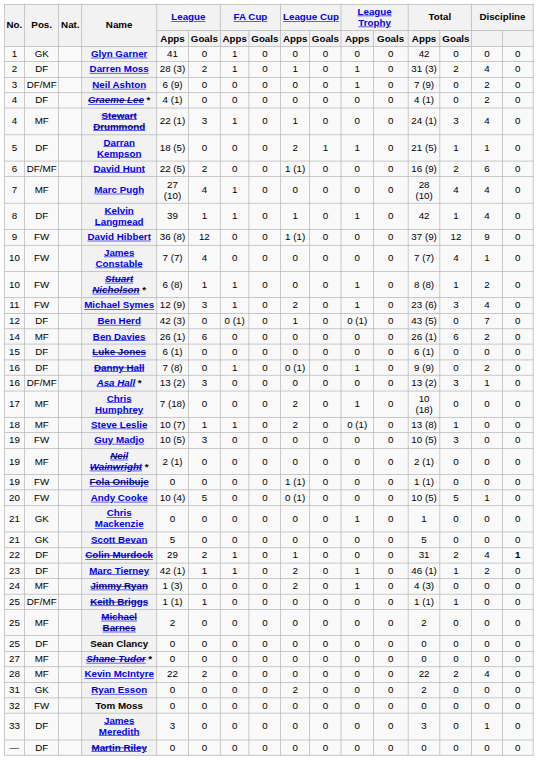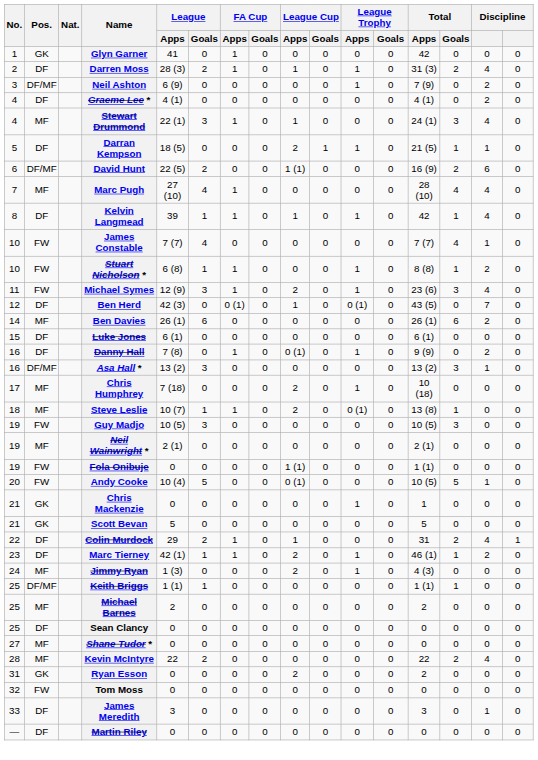- row: (119, 237)
(518, 555) bold -> (518, 539) normal
